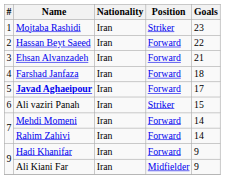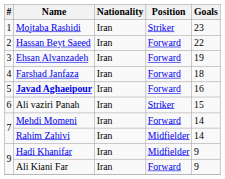(199, 58) 21 -> (199, 58) 19
(199, 89) 17 -> (199, 89) 16
(164, 136) Forward -> (169, 136) Midfielder
(164, 151) Forward -> (169, 151) Midfielder
(169, 167) Midfielder -> (164, 167) Forward
